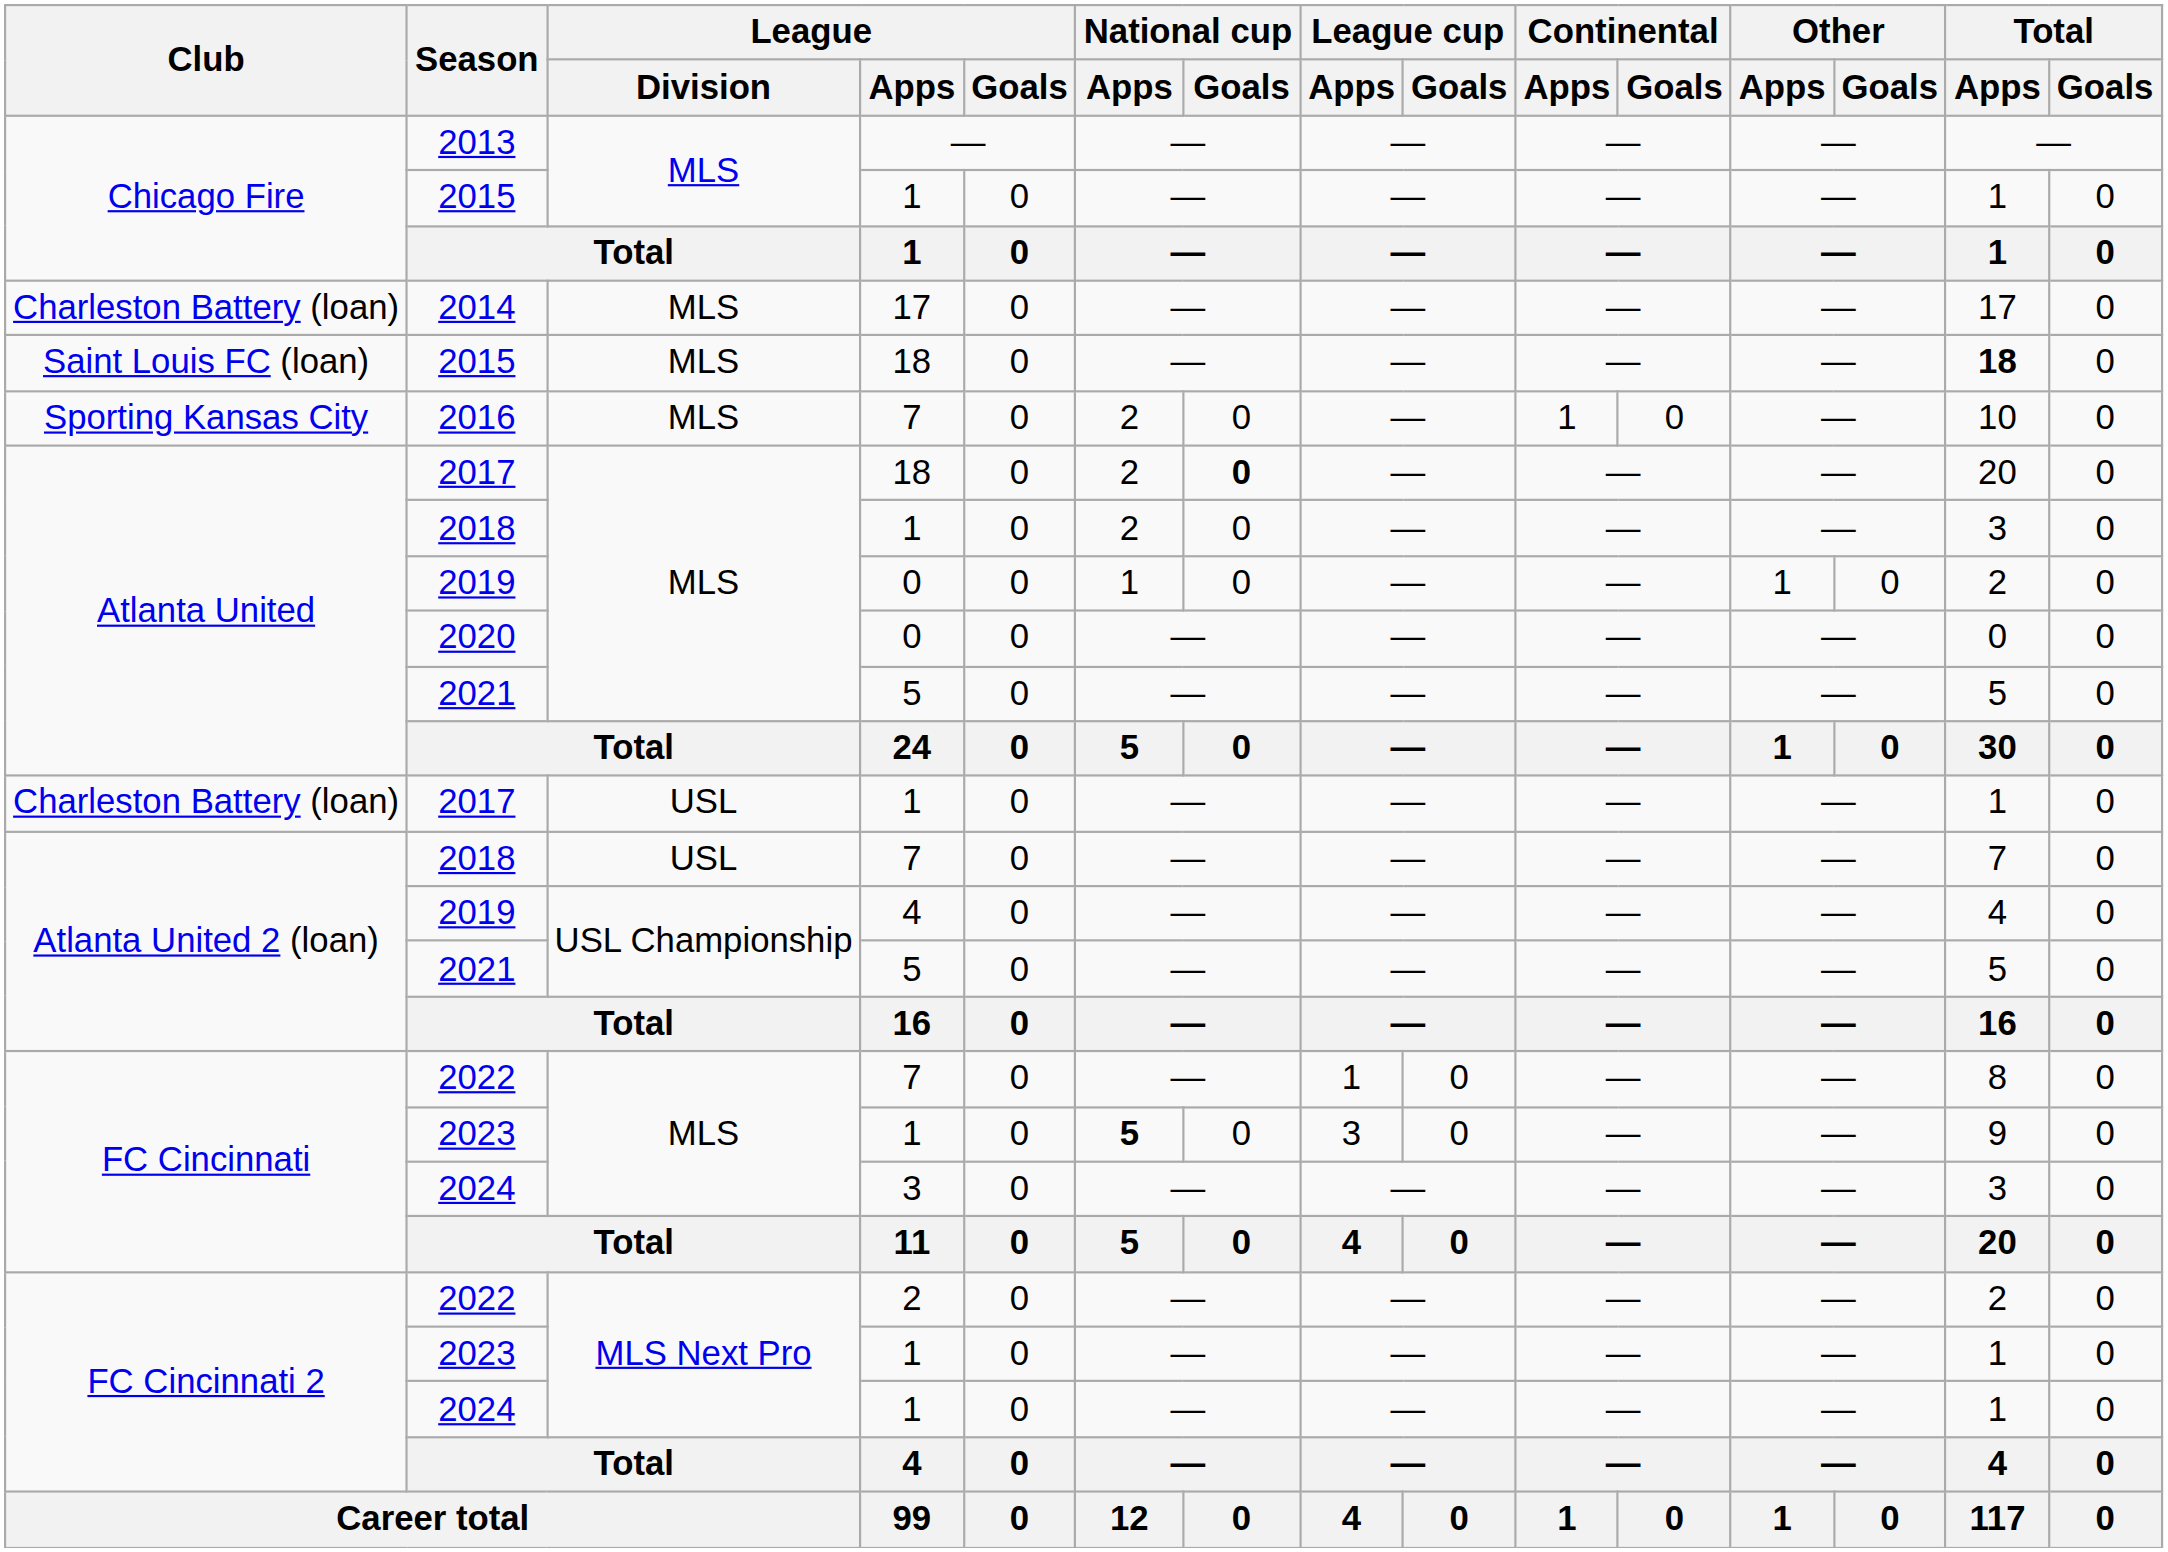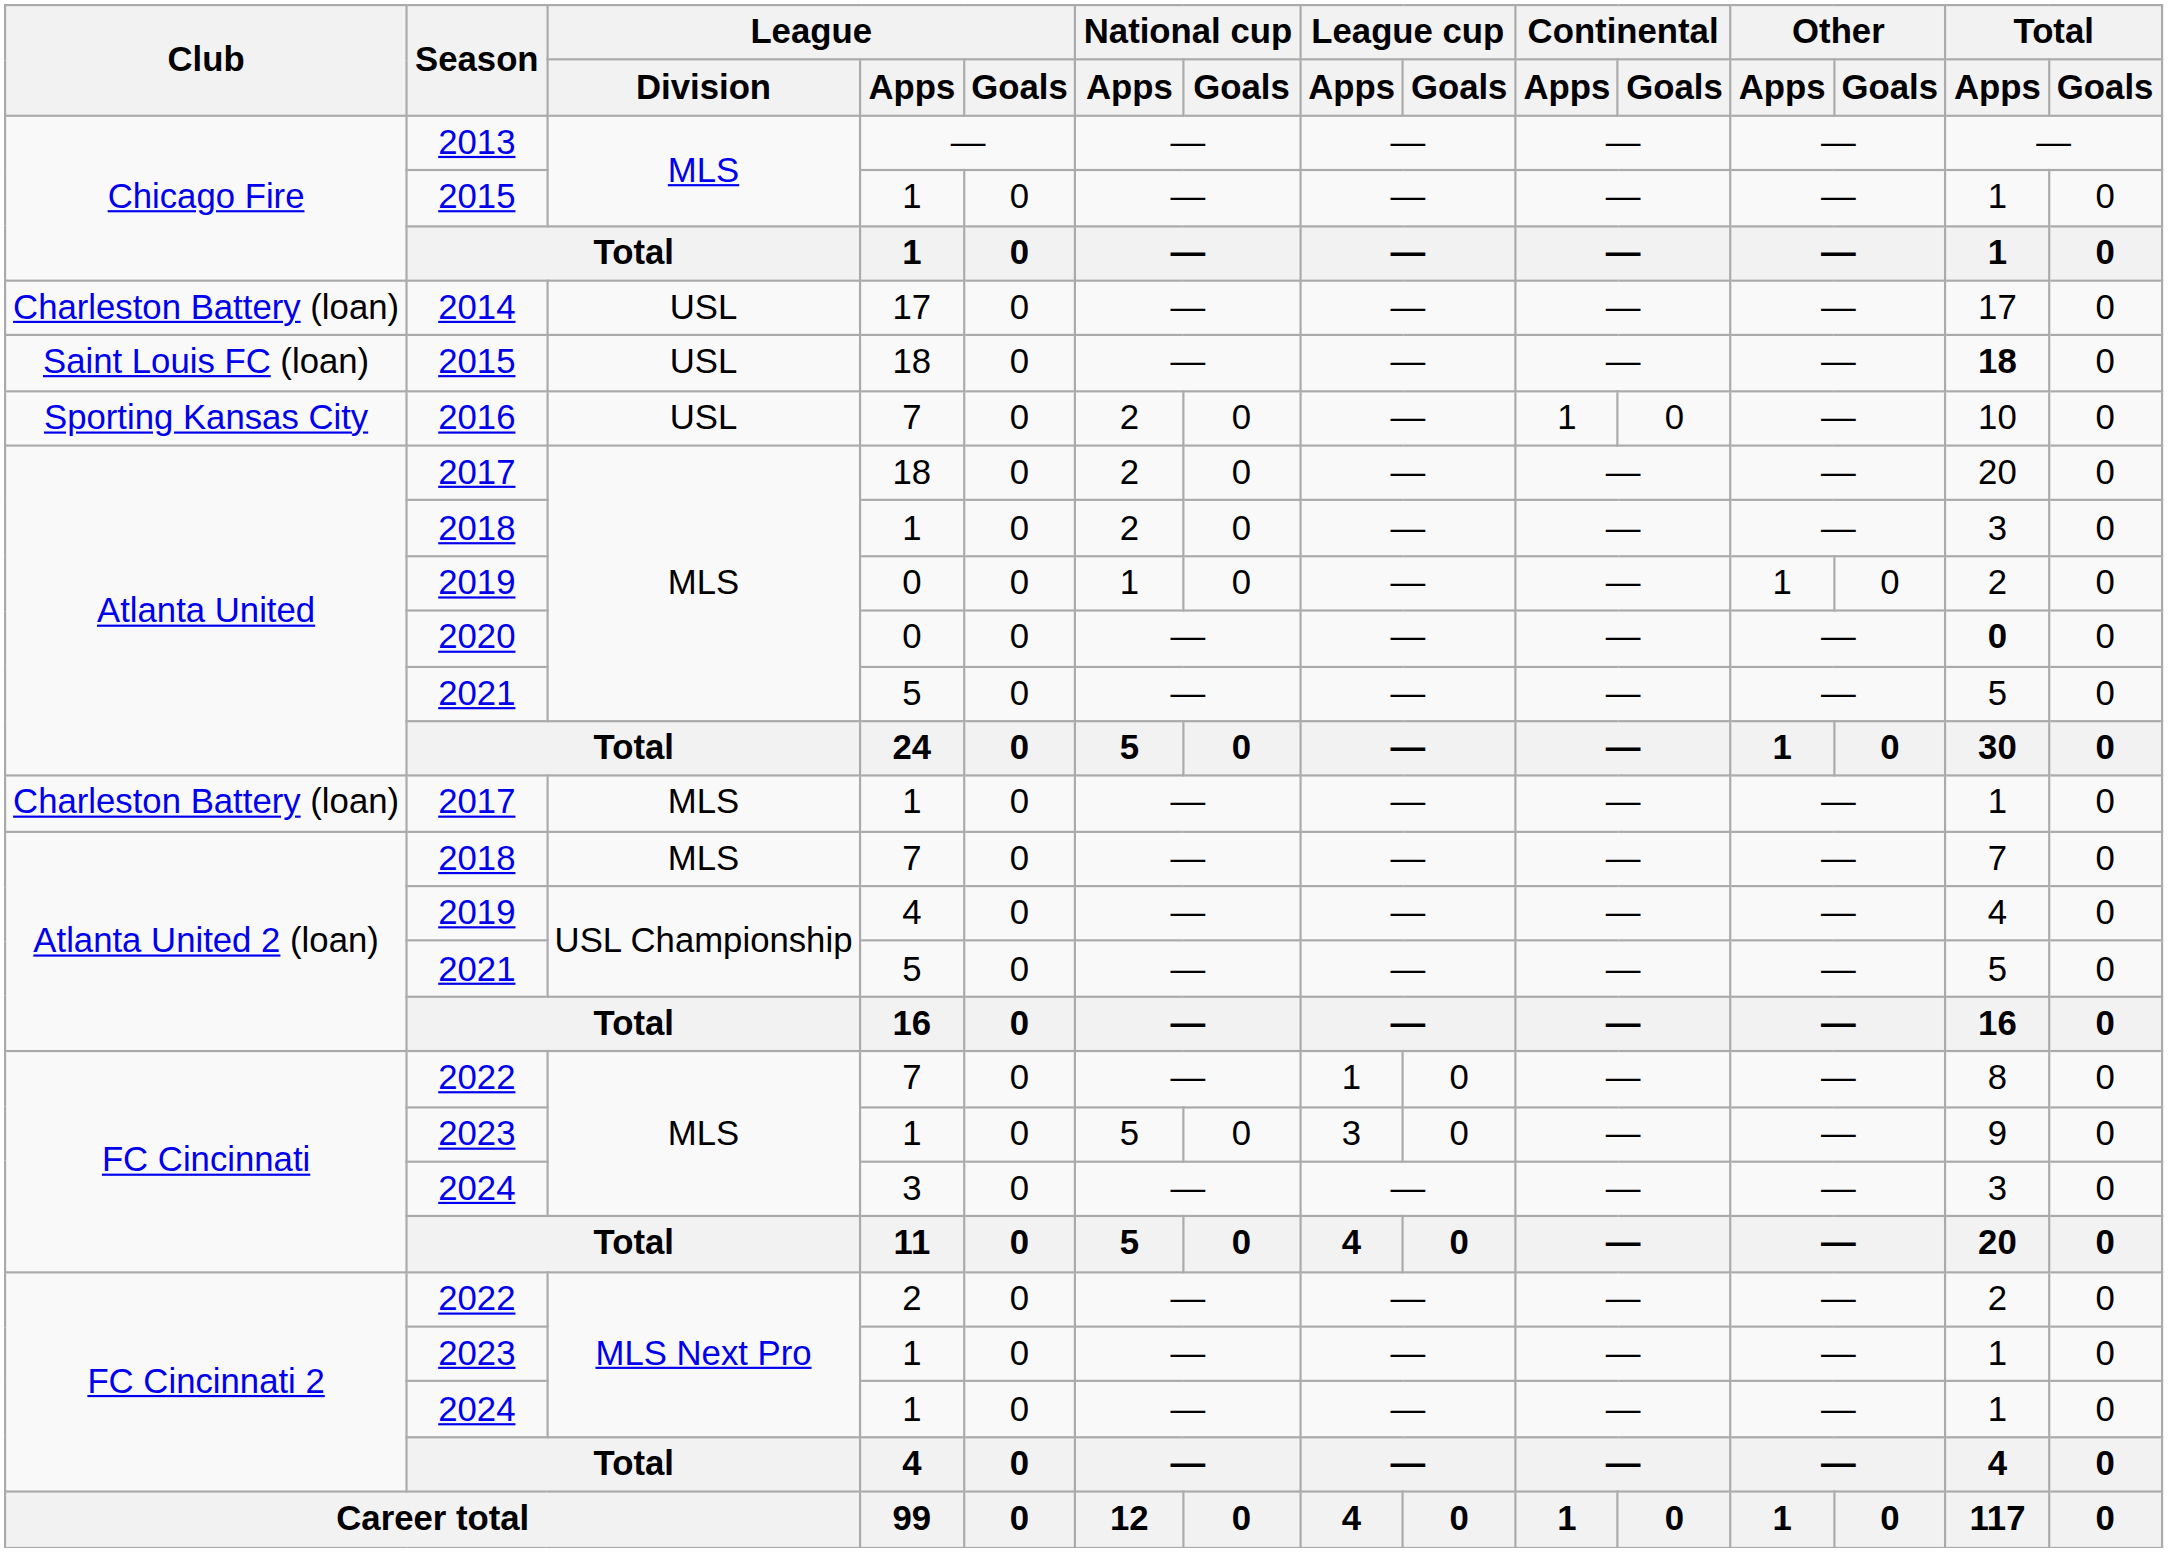(704, 307) MLS -> (704, 307) USL
(704, 362) MLS -> (704, 362) USL
(704, 417) MLS -> (704, 417) USL
(1242, 472) bold -> (1242, 472) normal
(1997, 637) normal -> (1997, 637) bold
(704, 802) USL -> (704, 802) MLS
(704, 857) USL -> (704, 857) MLS
(1129, 1133) bold -> (1129, 1133) normal
